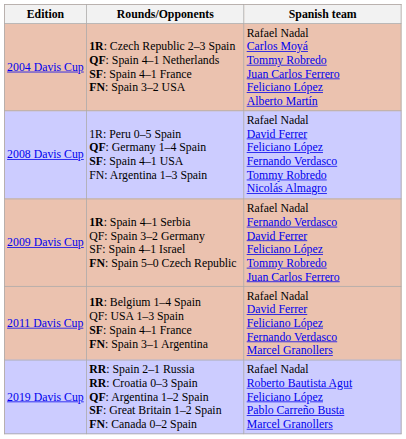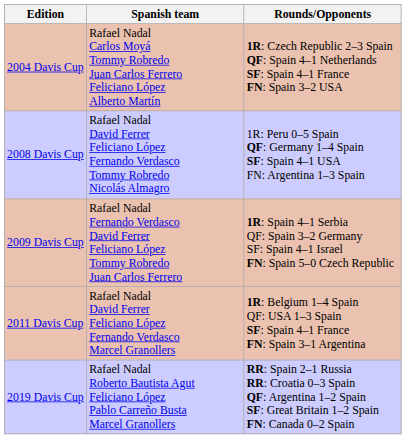columns swapped: (323, 13) <-> (165, 13)
